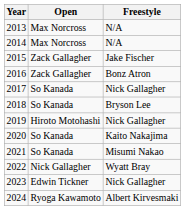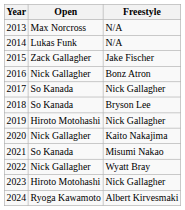(58, 43) Max Norcross -> (54, 43) Lukas Funk
(61, 74) Zack Gallagher -> (61, 74) Nick Gallagher
(52, 136) So Kanada -> (61, 136) Nick Gallagher
(59, 182) Edwin Tickner -> (65, 182) Hiroto Motohashi
